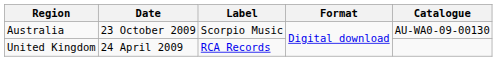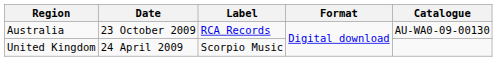(242, 30) Scorpio Music -> (236, 30) RCA Records
(236, 47) RCA Records -> (242, 47) Scorpio Music
